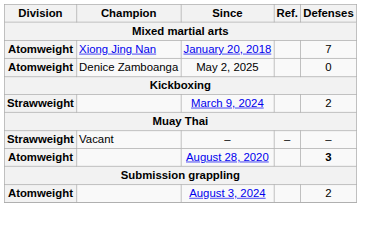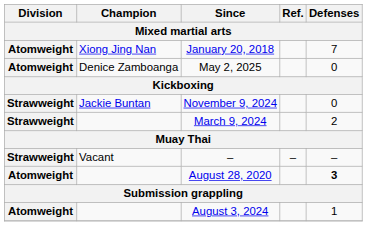+ row: (230, 103)
(328, 193) 2 -> (334, 211) 1
